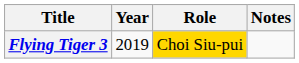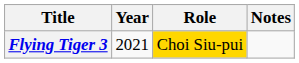(132, 44) 2019 -> (132, 44) 2021
